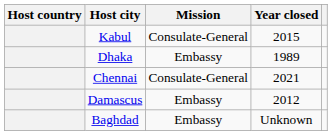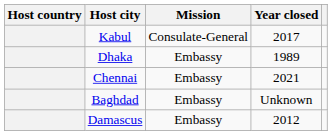(286, 36) 2015 -> (286, 36) 2017
(198, 78) Consulate-General -> (198, 78) Embassy
rows swapped: (115, 120) <-> (115, 99)
